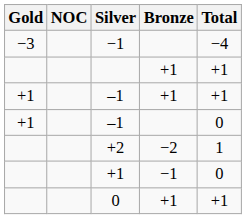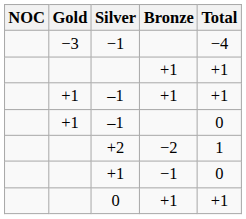columns swapped: (69, 17) <-> (26, 17)
